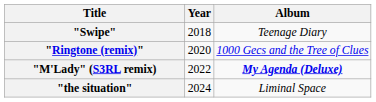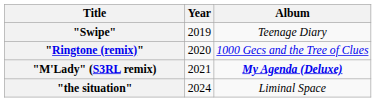(199, 32) 2018 -> (199, 32) 2019
(199, 69) 2022 -> (199, 69) 2021
